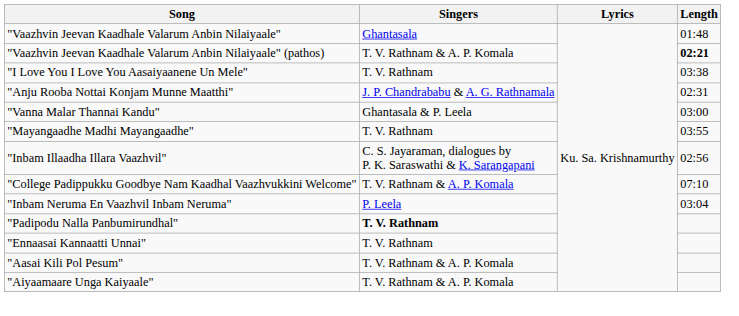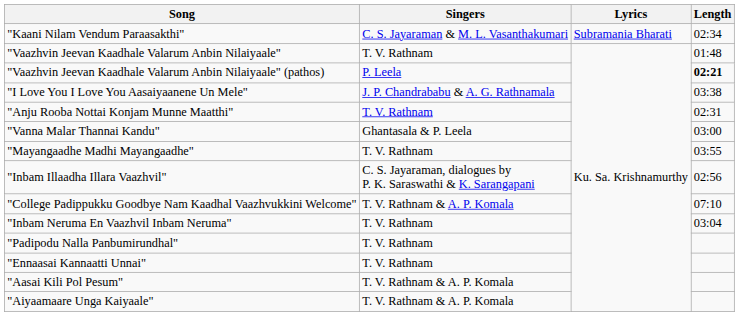+ row: (96, 33)
(390, 33) Ghantasala -> (398, 53) T. V. Rathnam
(438, 53) T. V. Rathnam & A. P. Komala -> (382, 72) P. Leela
(398, 72) T. V. Rathnam -> (458, 92) J. P. Chandrababu & A. G. Rathnamala
(458, 92) J. P. Chandrababu & A. G. Rathnamala -> (398, 111) T. V. Rathnam
(382, 203) P. Leela -> (398, 223) T. V. Rathnam
(400, 223) bold -> (398, 243) normal
